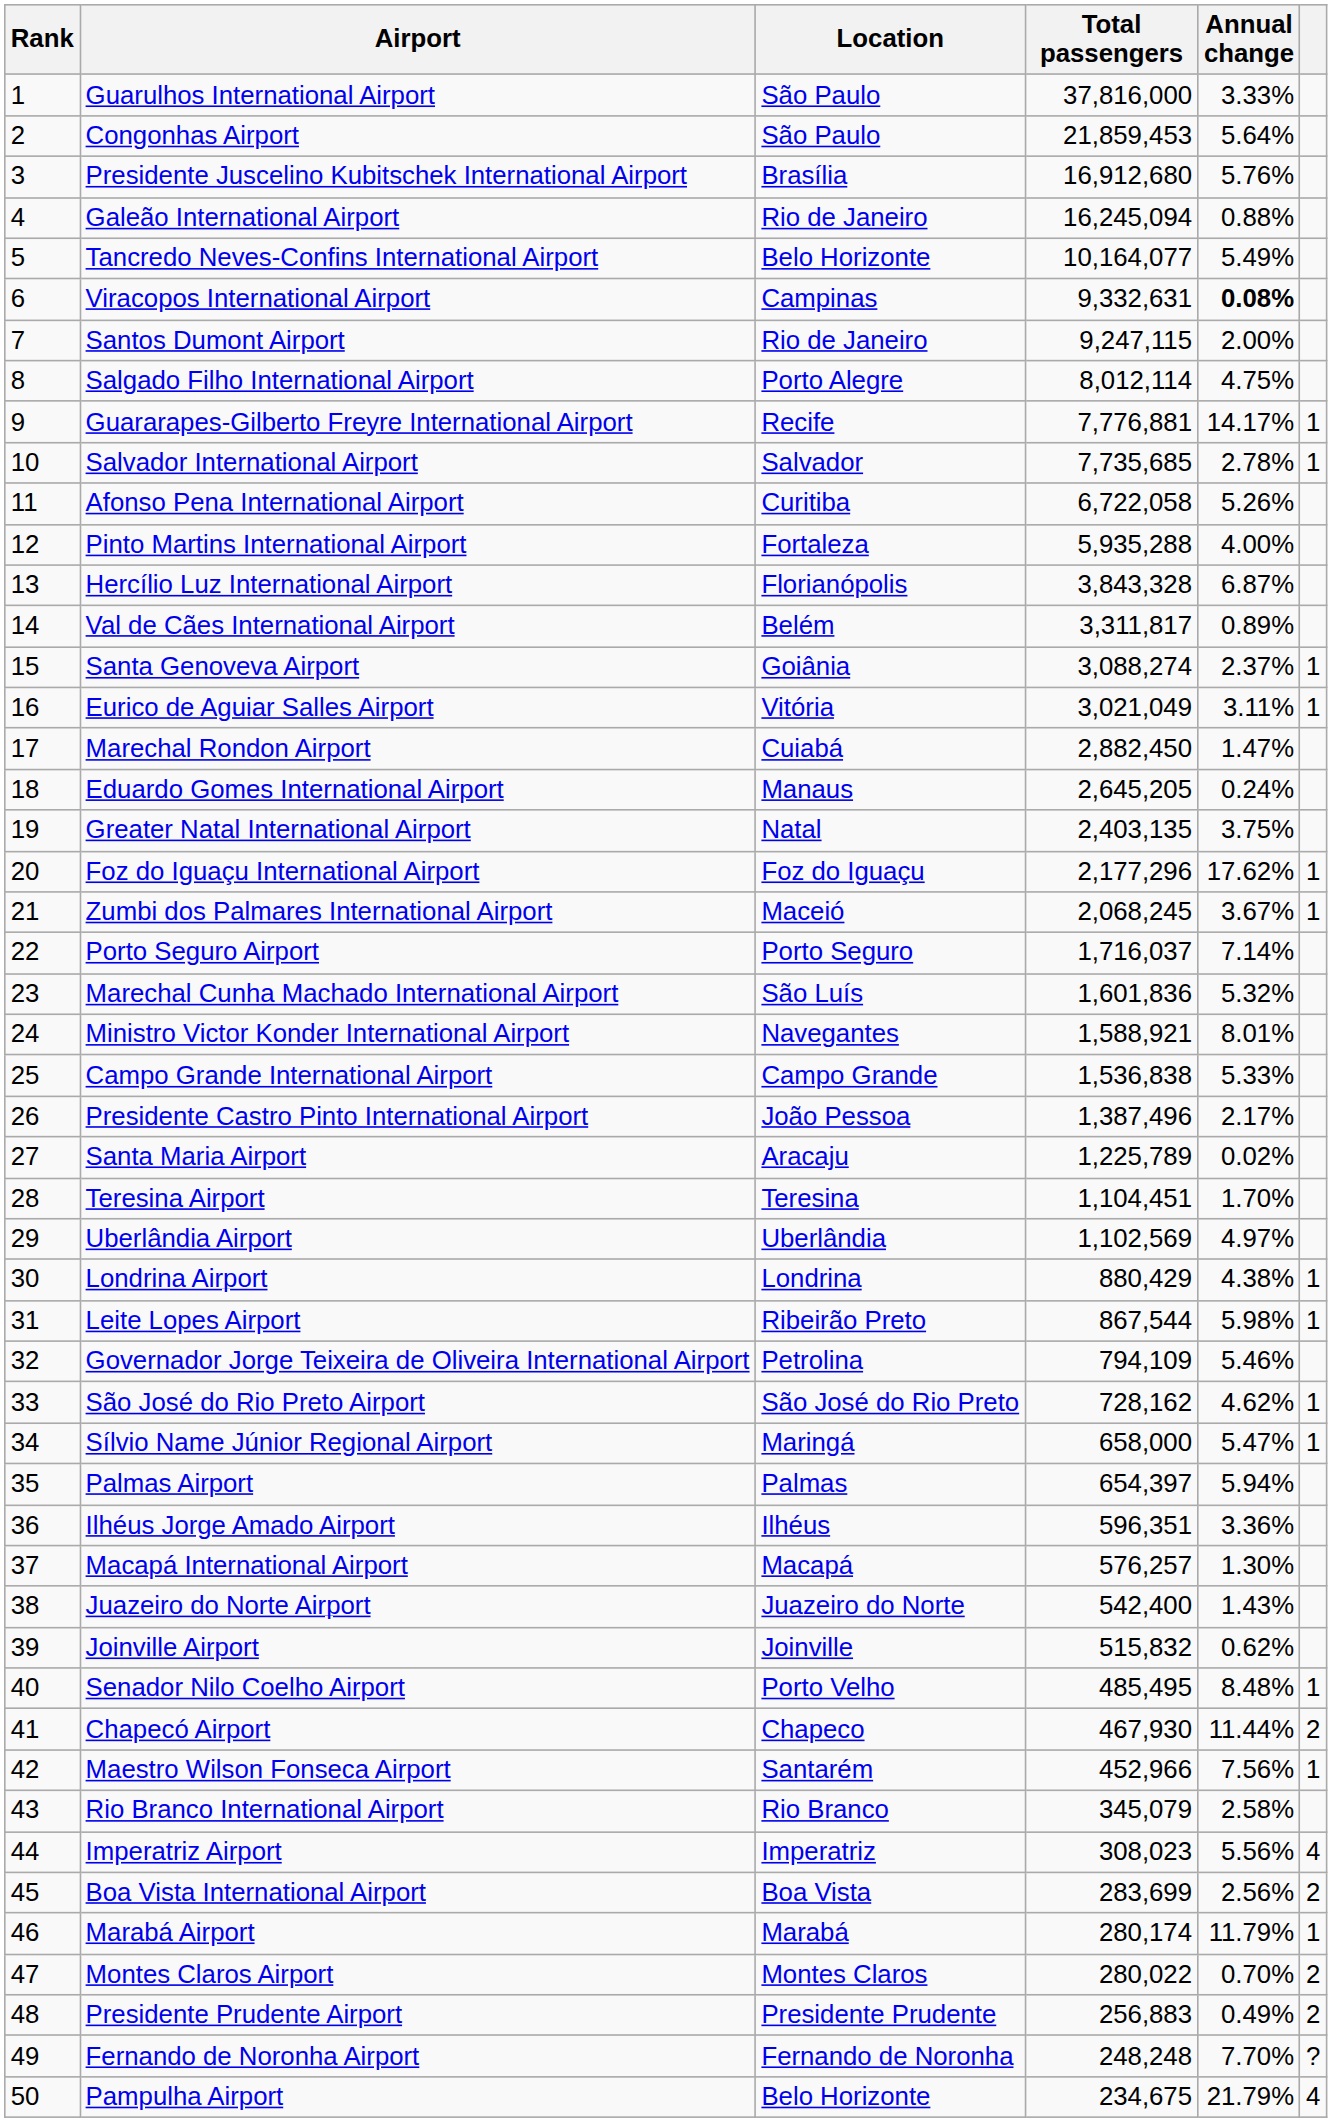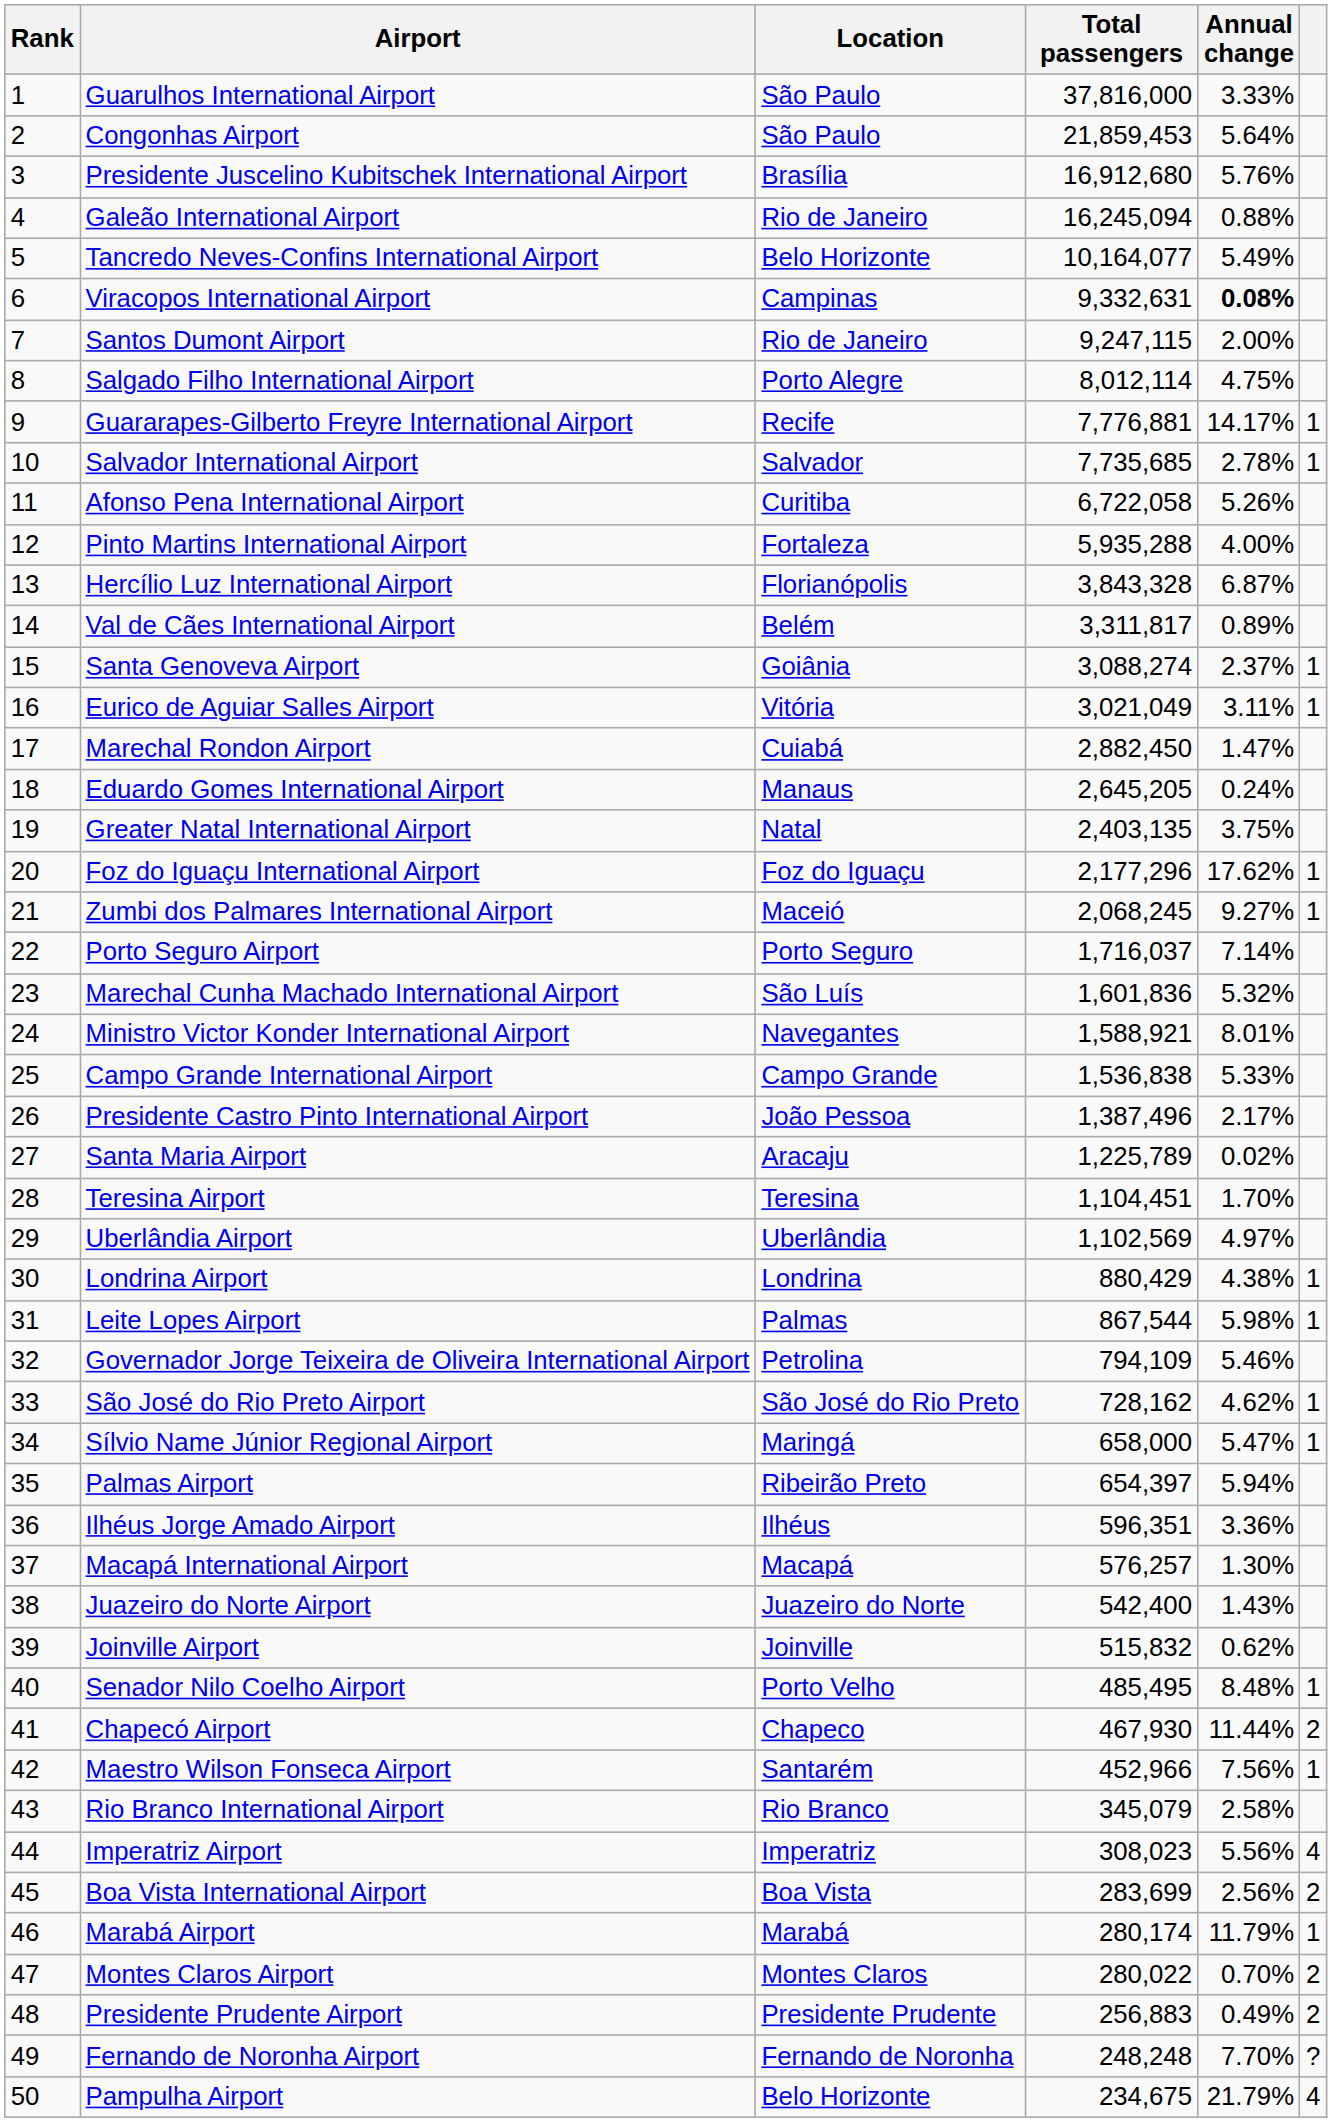(1258, 911) 3.67% -> (1258, 911) 9.27%
(844, 1320) Ribeirão Preto -> (804, 1320) Palmas
(804, 1483) Palmas -> (844, 1483) Ribeirão Preto
